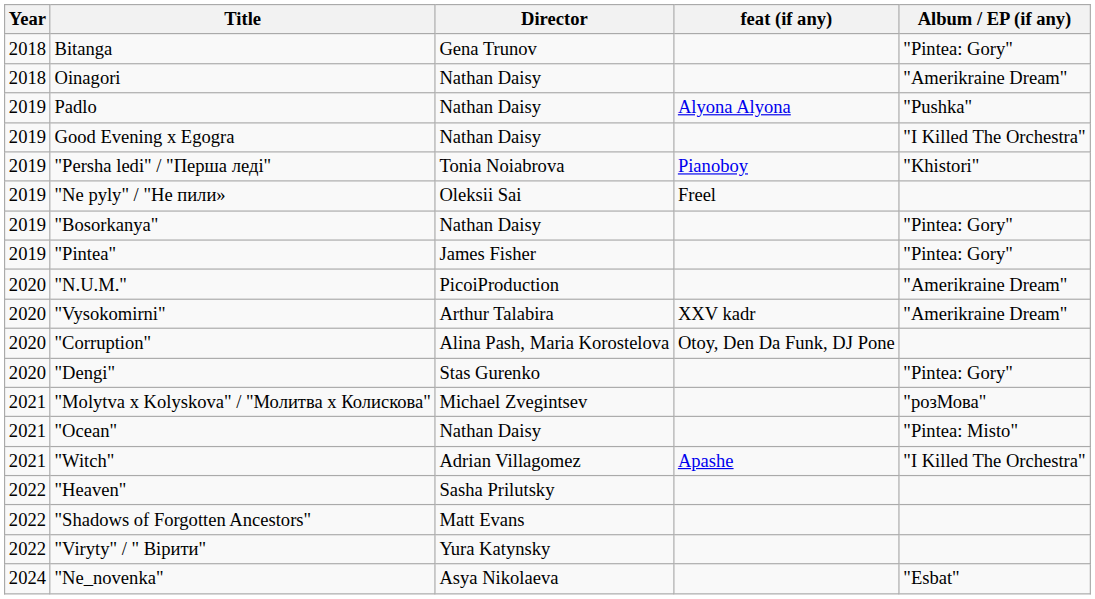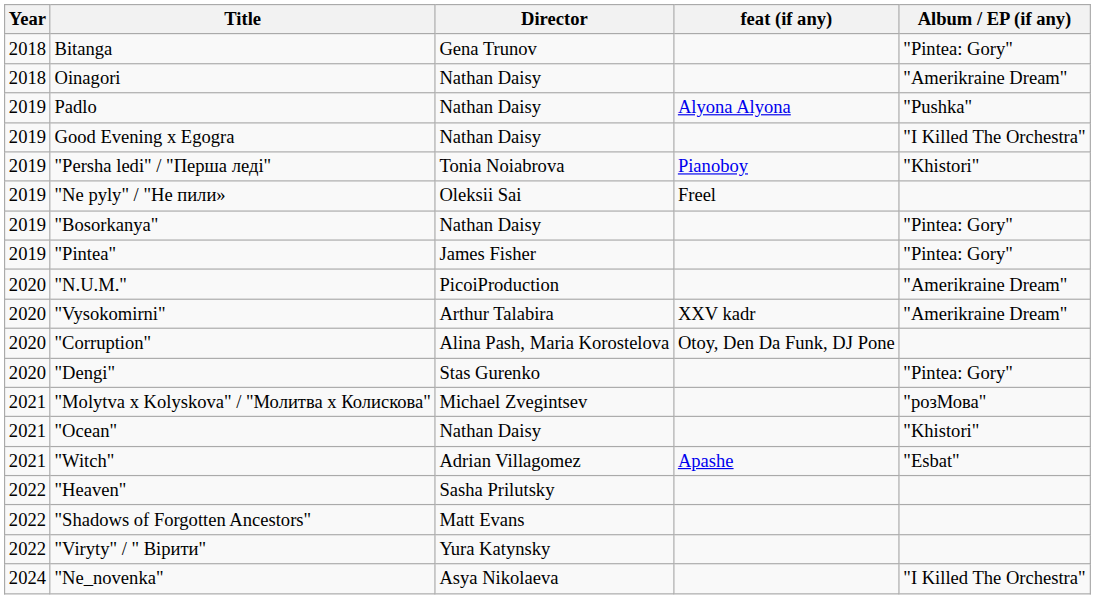(961, 431) "Pintea: Misto" -> (941, 431) "Khistori"
(994, 460) "I Killed The Orchestra" -> (932, 460) "Esbat"
(932, 578) "Esbat" -> (994, 578) "I Killed The Orchestra"
